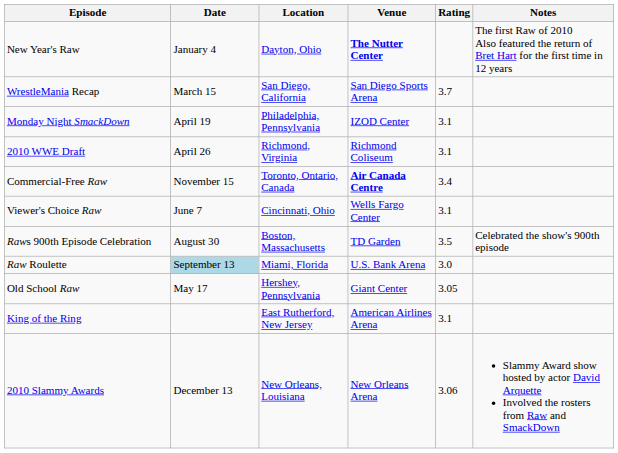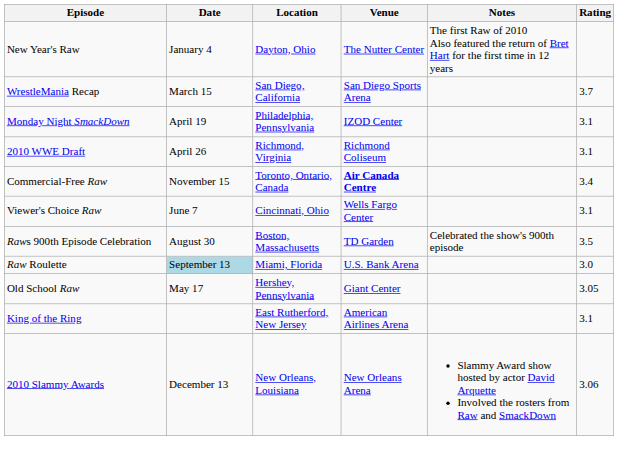columns swapped: (454, 13) <-> (543, 13)
(377, 49) bold -> (384, 49) normal
